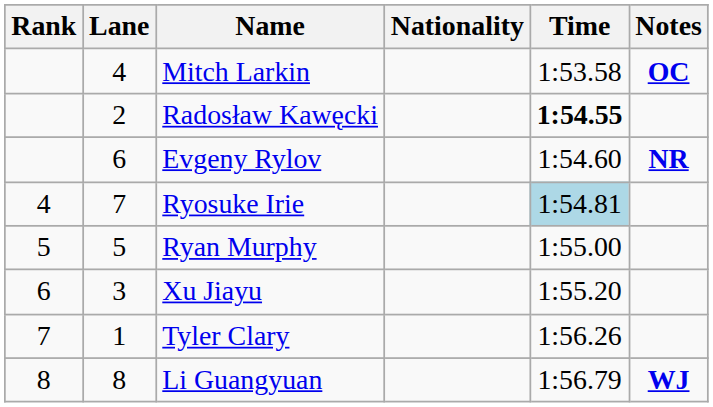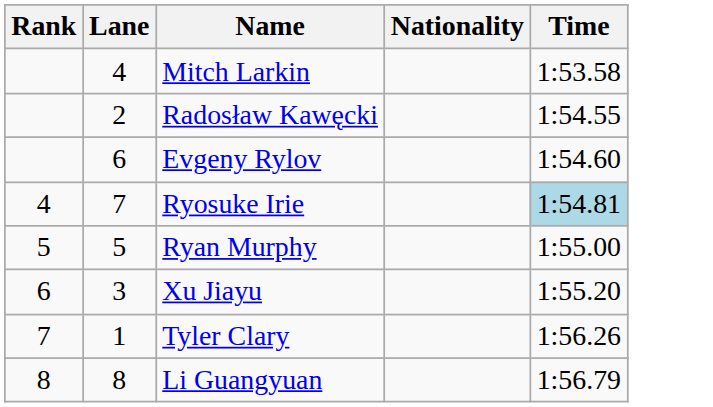- column: (669, 26)
(580, 114) bold -> (579, 114) normal
